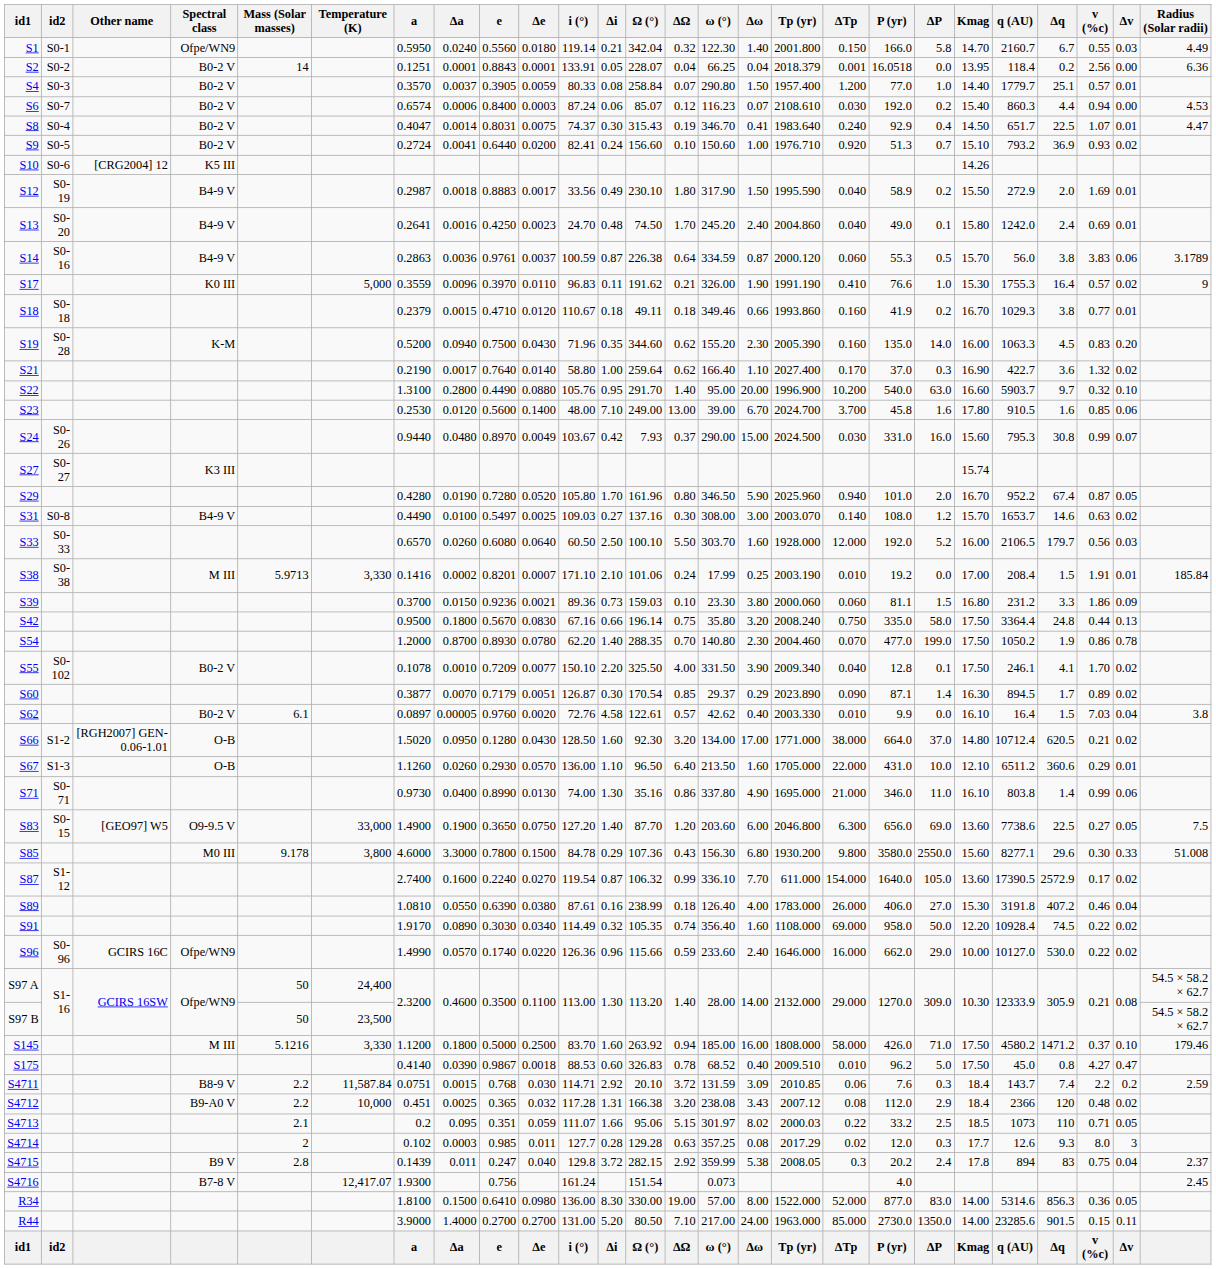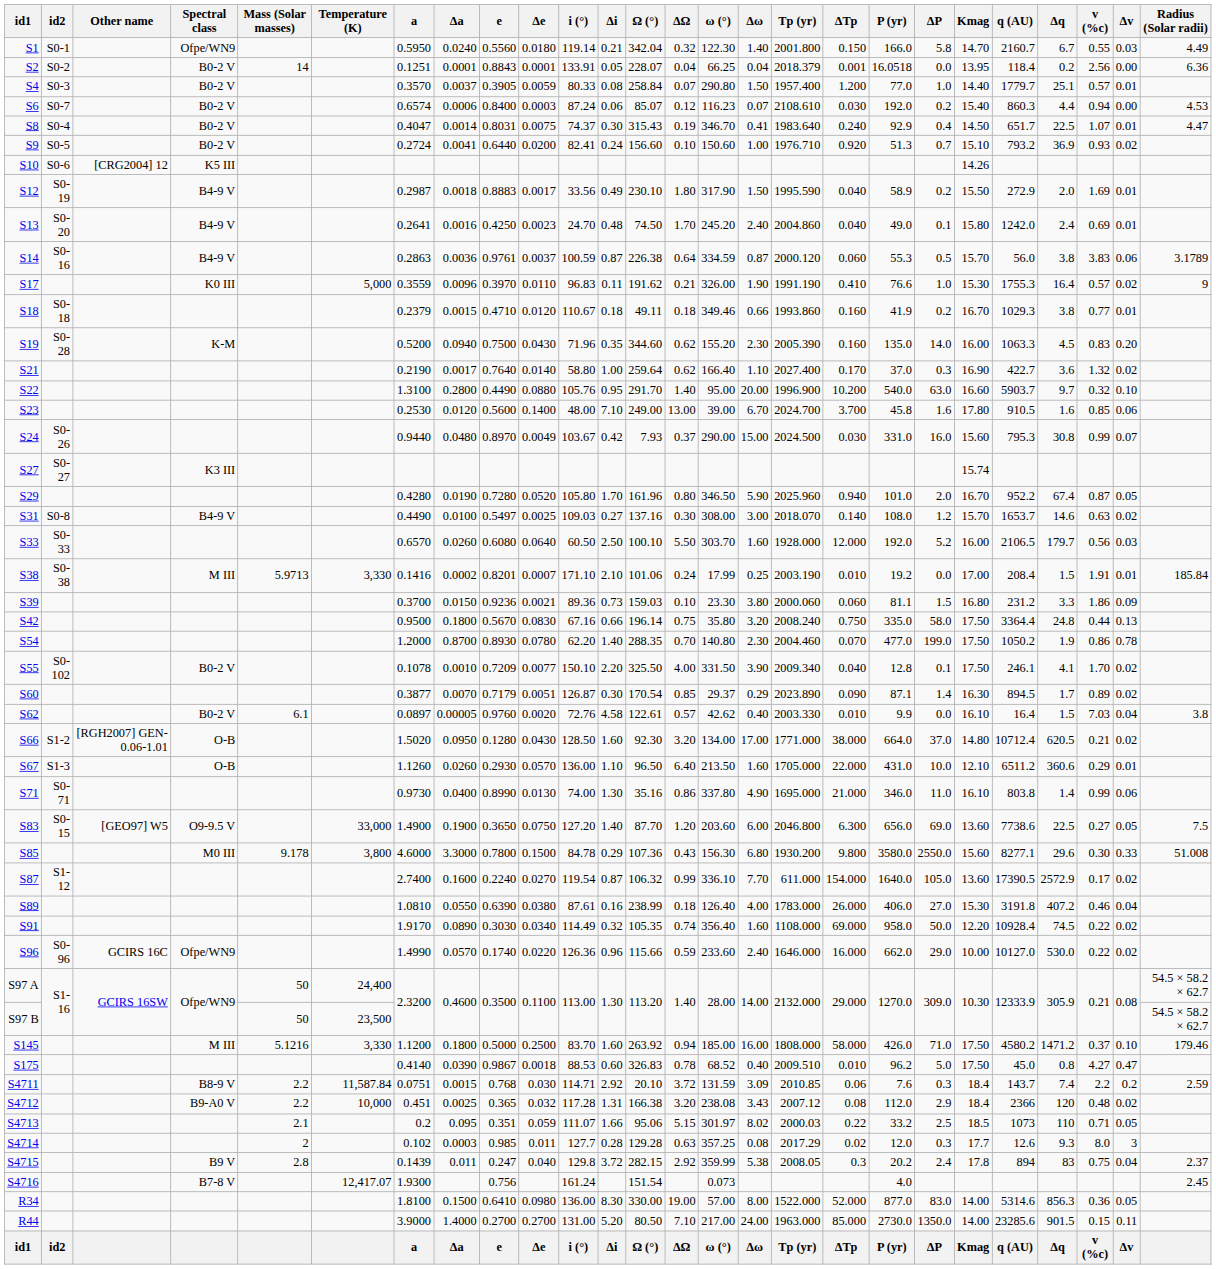(797, 515) 2003.070 -> (797, 515) 2018.070
